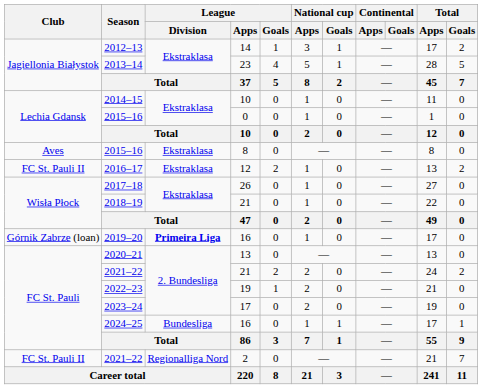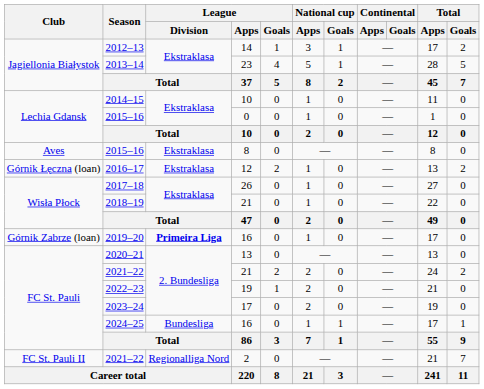(53, 168) FC St. Pauli II -> (54, 168) Górnik Łęczna (loan)
